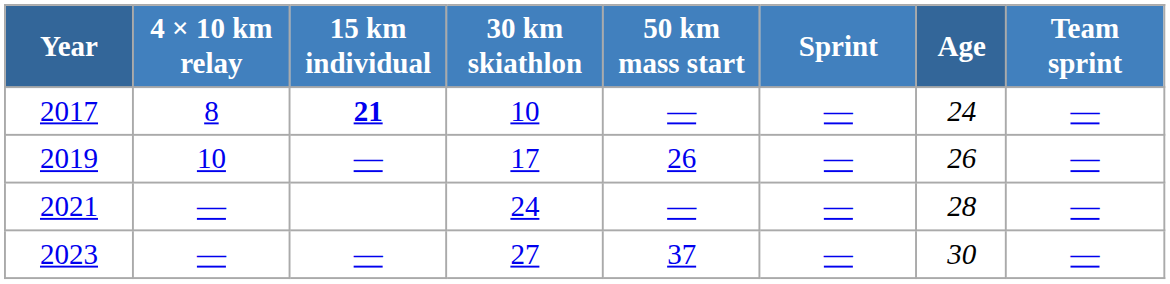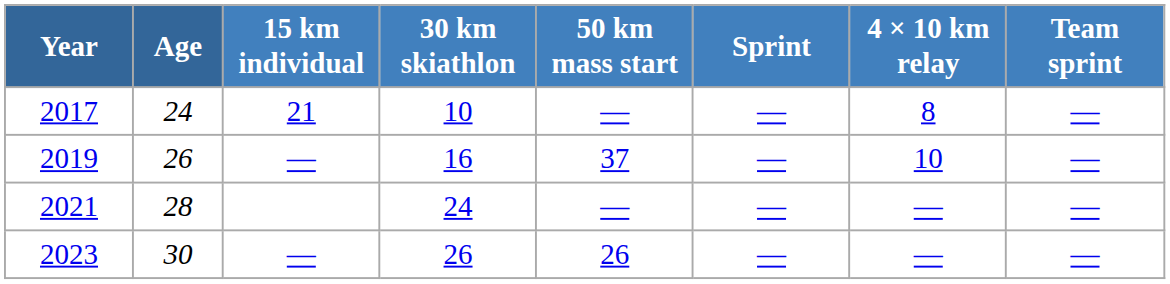columns swapped: (962, 45) <-> (211, 45)
(368, 110) bold -> (301, 110) normal
(525, 158) 17 -> (458, 158) 16
(682, 158) 26 -> (615, 158) 37
(525, 254) 27 -> (458, 254) 26
(682, 254) 37 -> (615, 254) 26
